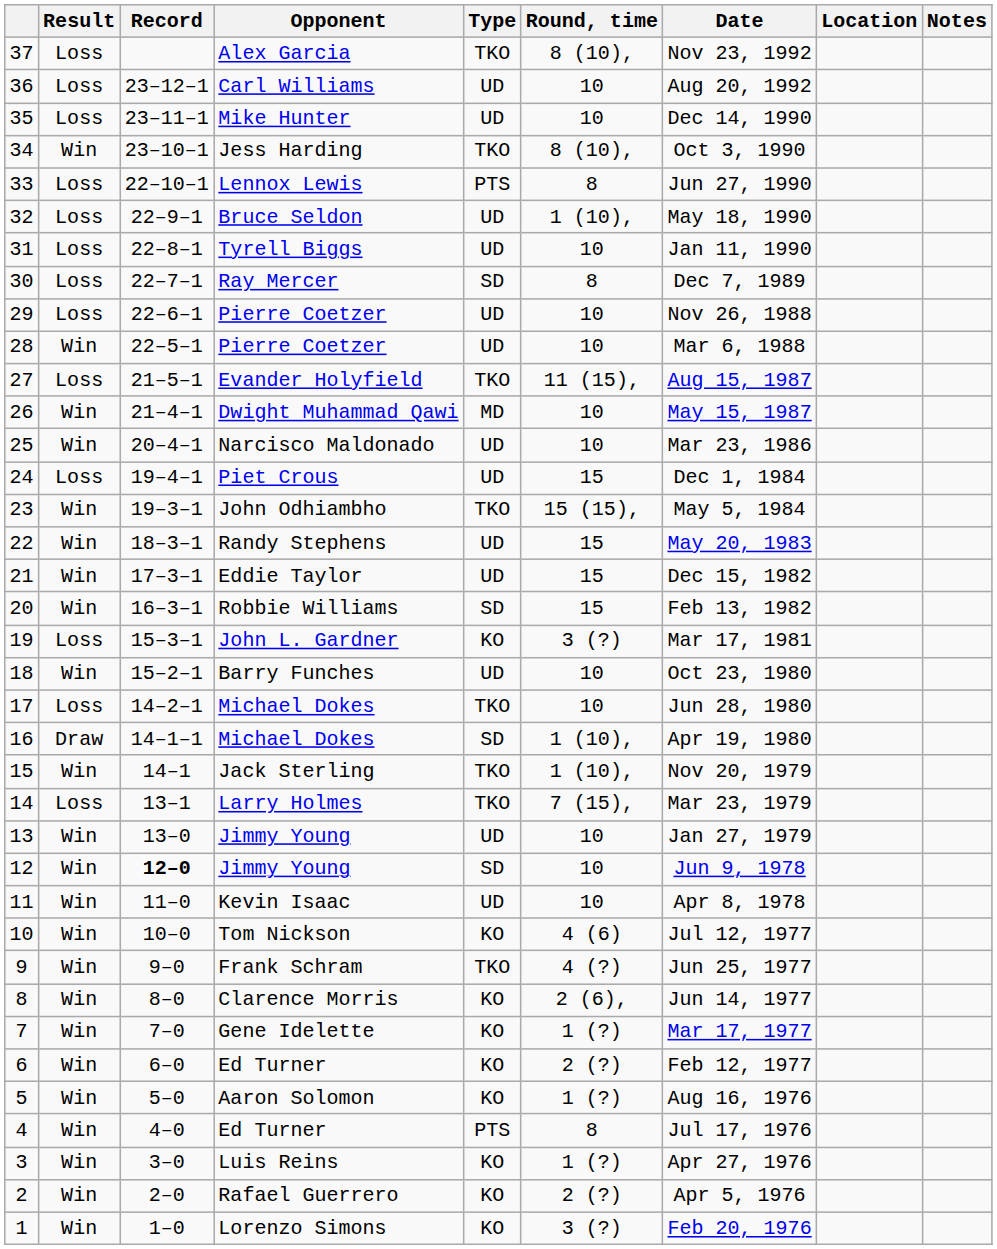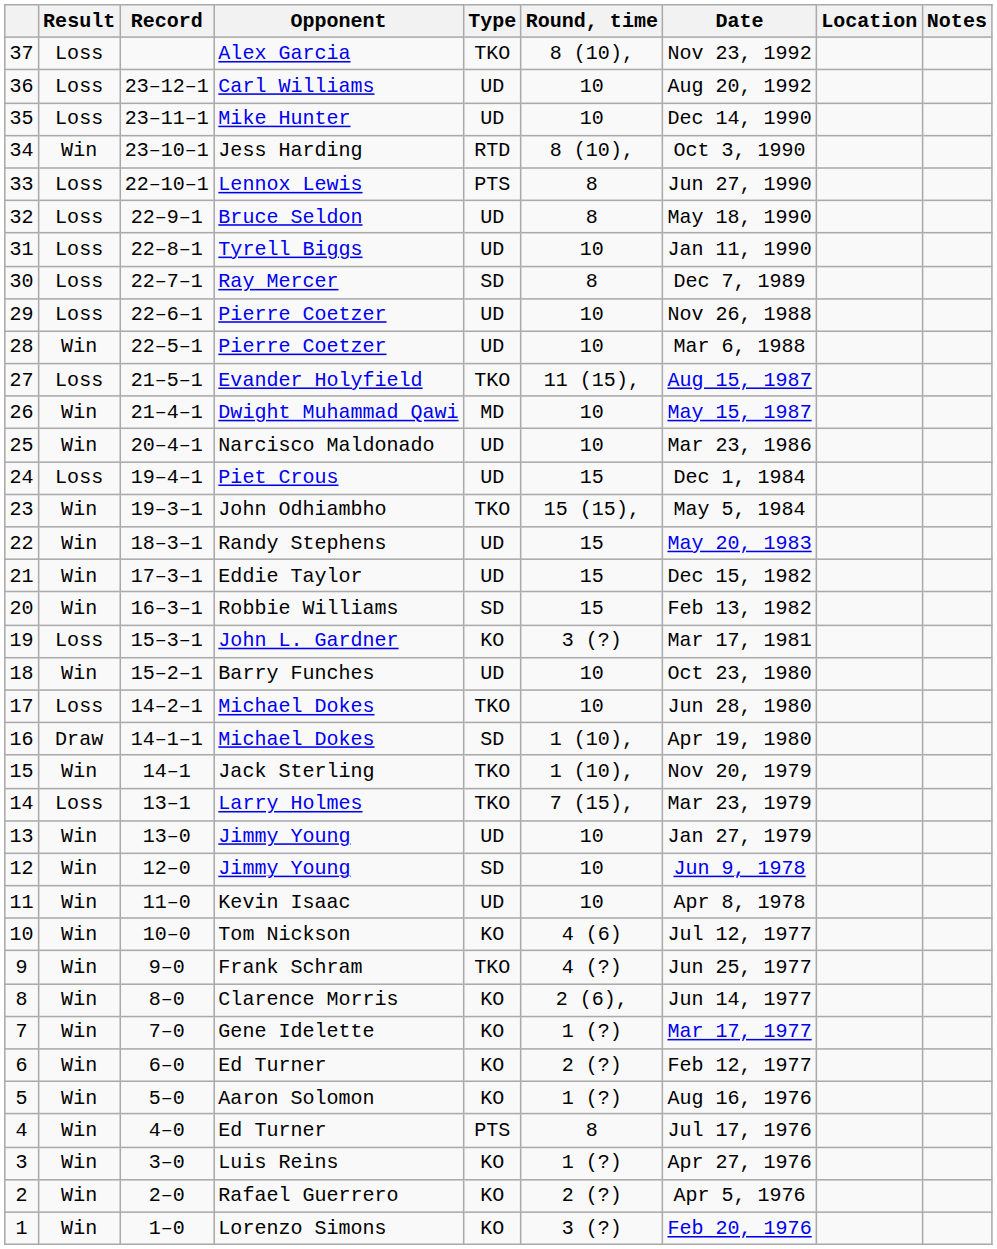(492, 152) TKO -> (492, 152) RTD
(592, 217) 1 (10), -> (592, 217) 8
(167, 869) bold -> (167, 869) normal
